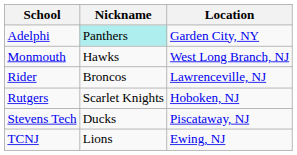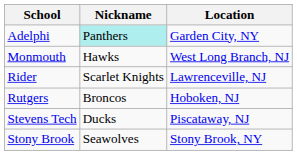(105, 77) Broncos -> (123, 77) Scarlet Knights
(123, 98) Scarlet Knights -> (105, 98) Broncos
+ row: (41, 139)
- row: (23, 139)
